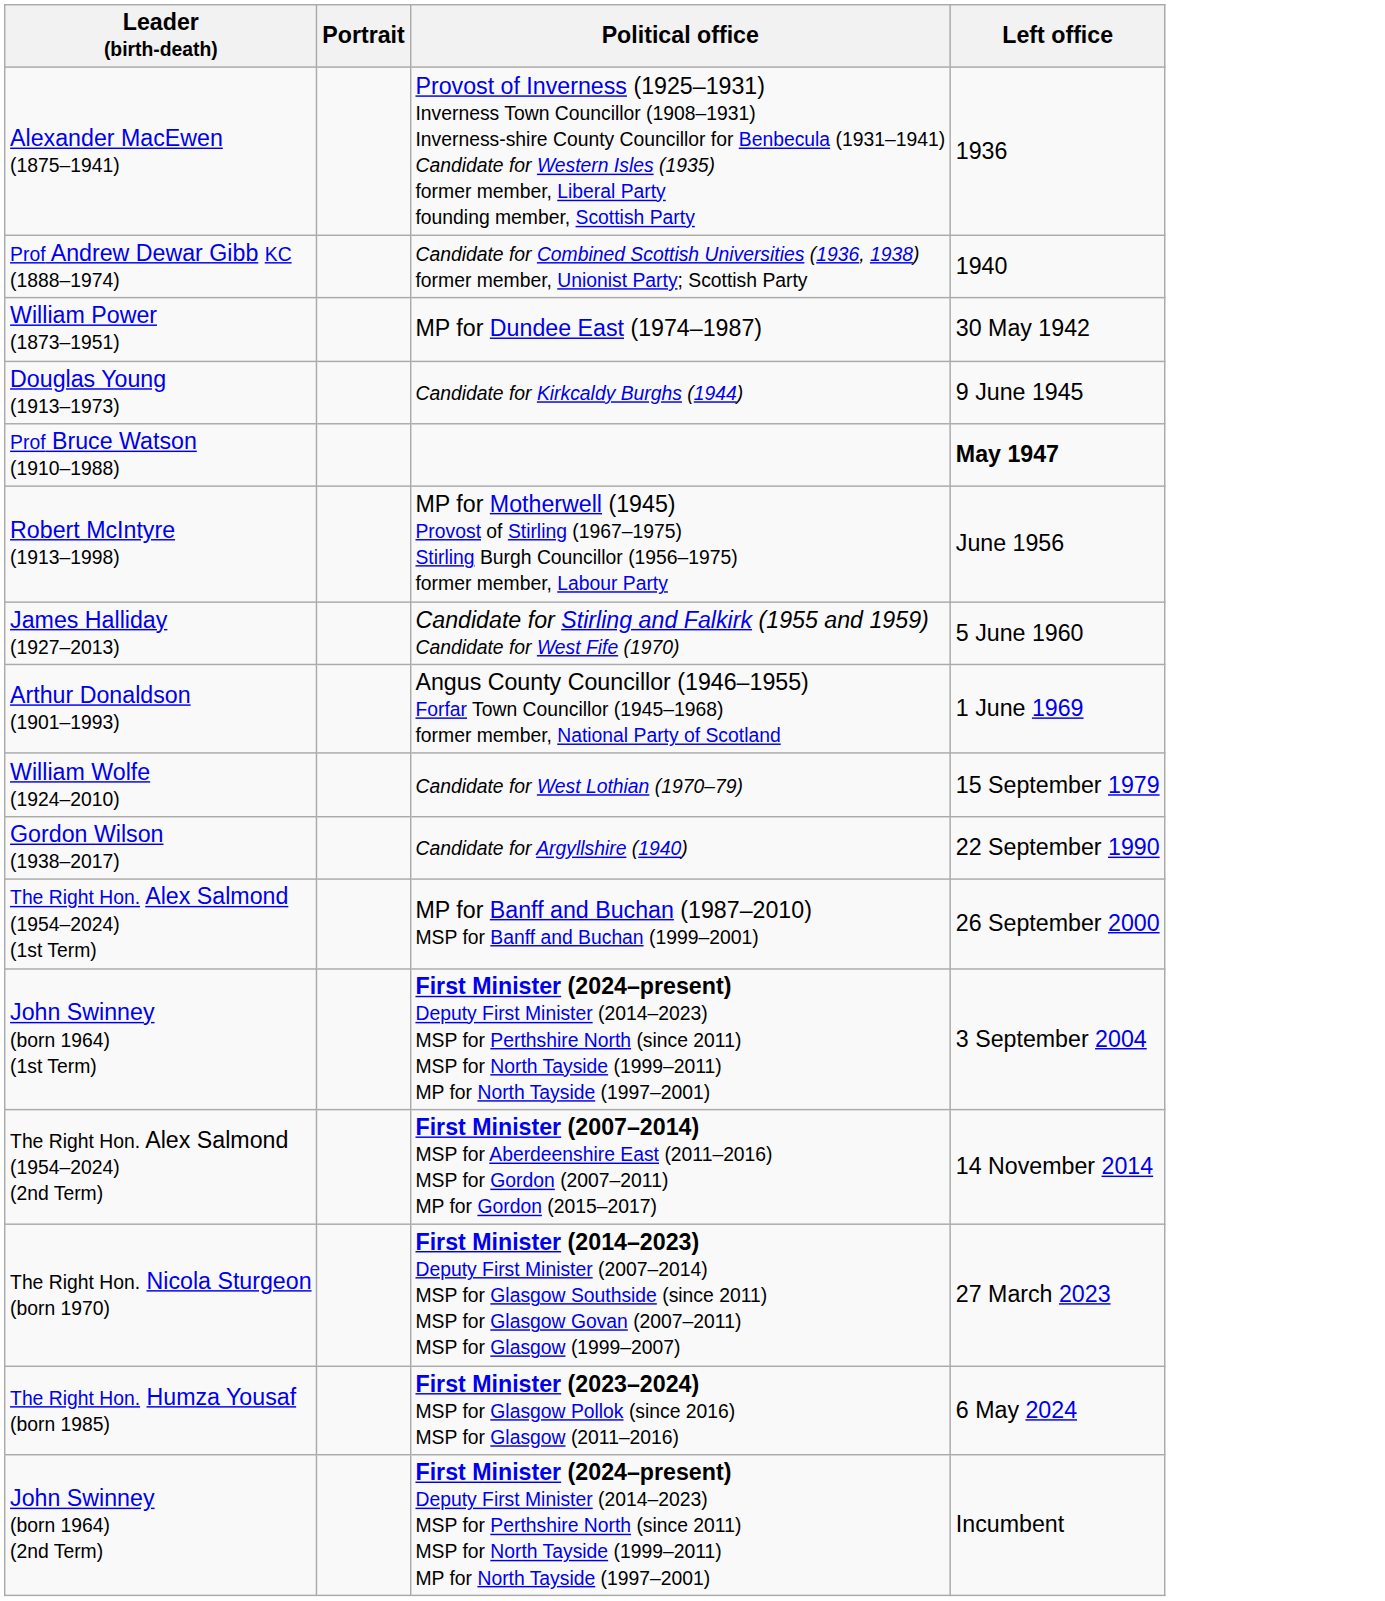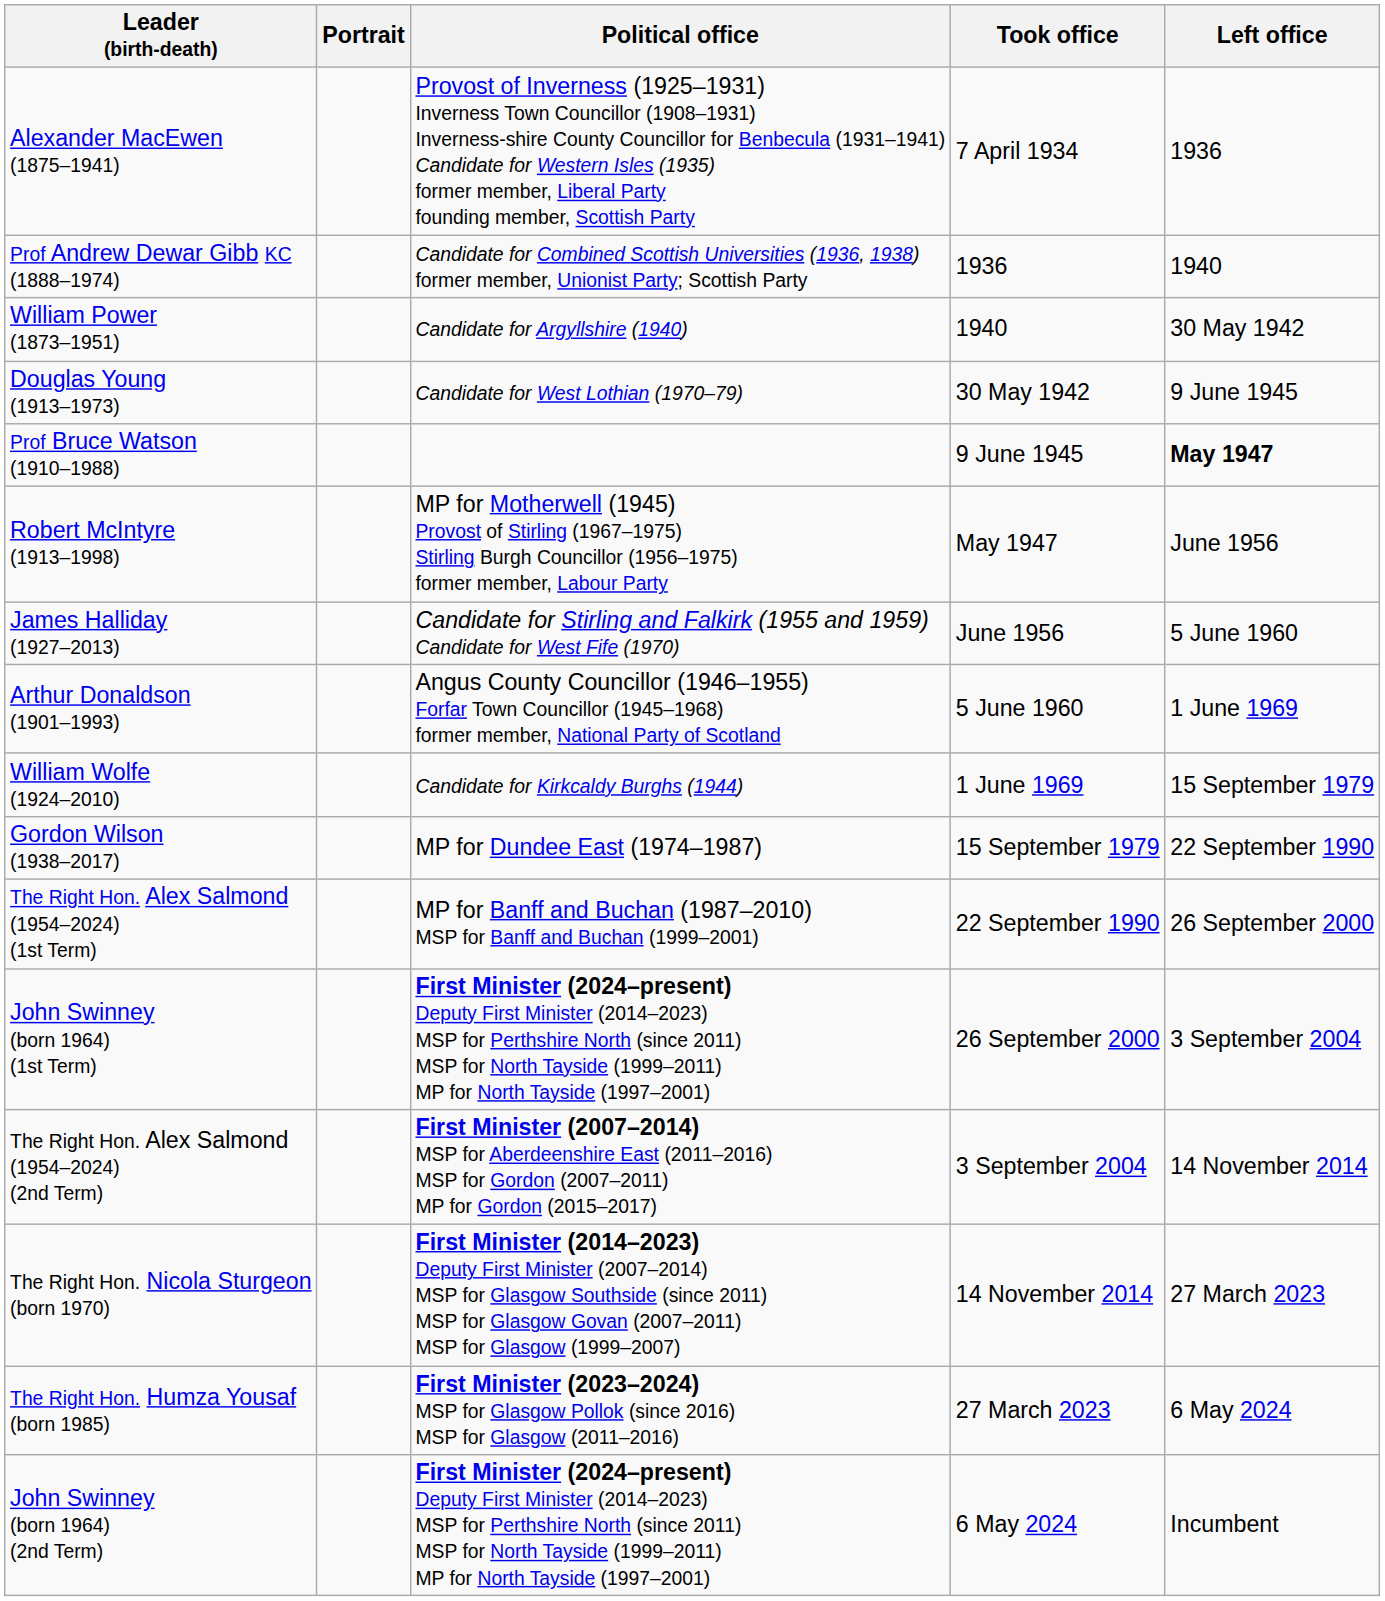+ column: (1058, 35)
(589, 329) MP for Dundee East (1974–1987) -> (552, 329) Candidate for Argyllshire (1940)
(579, 393) Candidate for Kirkcaldy Burghs (1944) -> (579, 391) Candidate for West Lothian (1970–79)
(579, 784) Candidate for West Lothian (1970–79) -> (579, 786) Candidate for Kirkcaldy Burghs (1944)
(552, 847) Candidate for Argyllshire (1940) -> (589, 847) MP for Dundee East (1974–1987)
